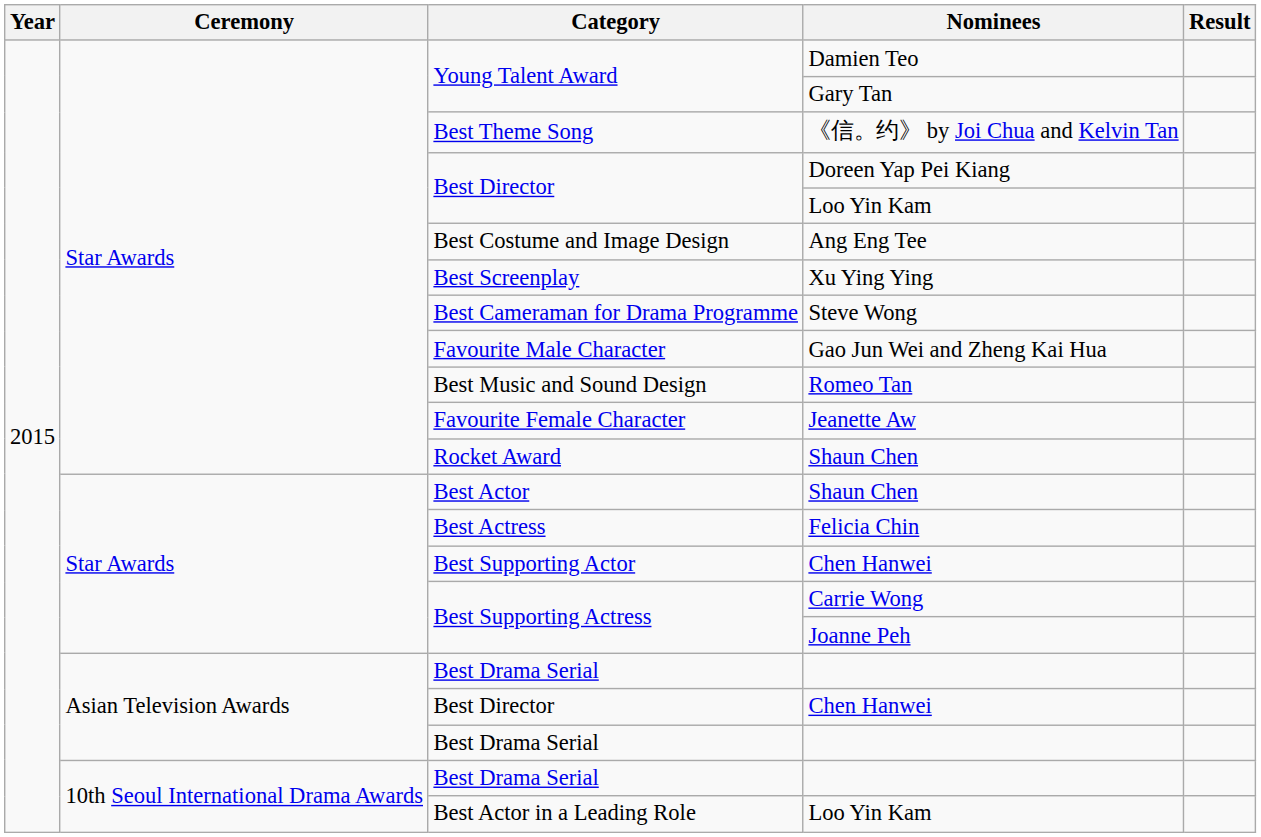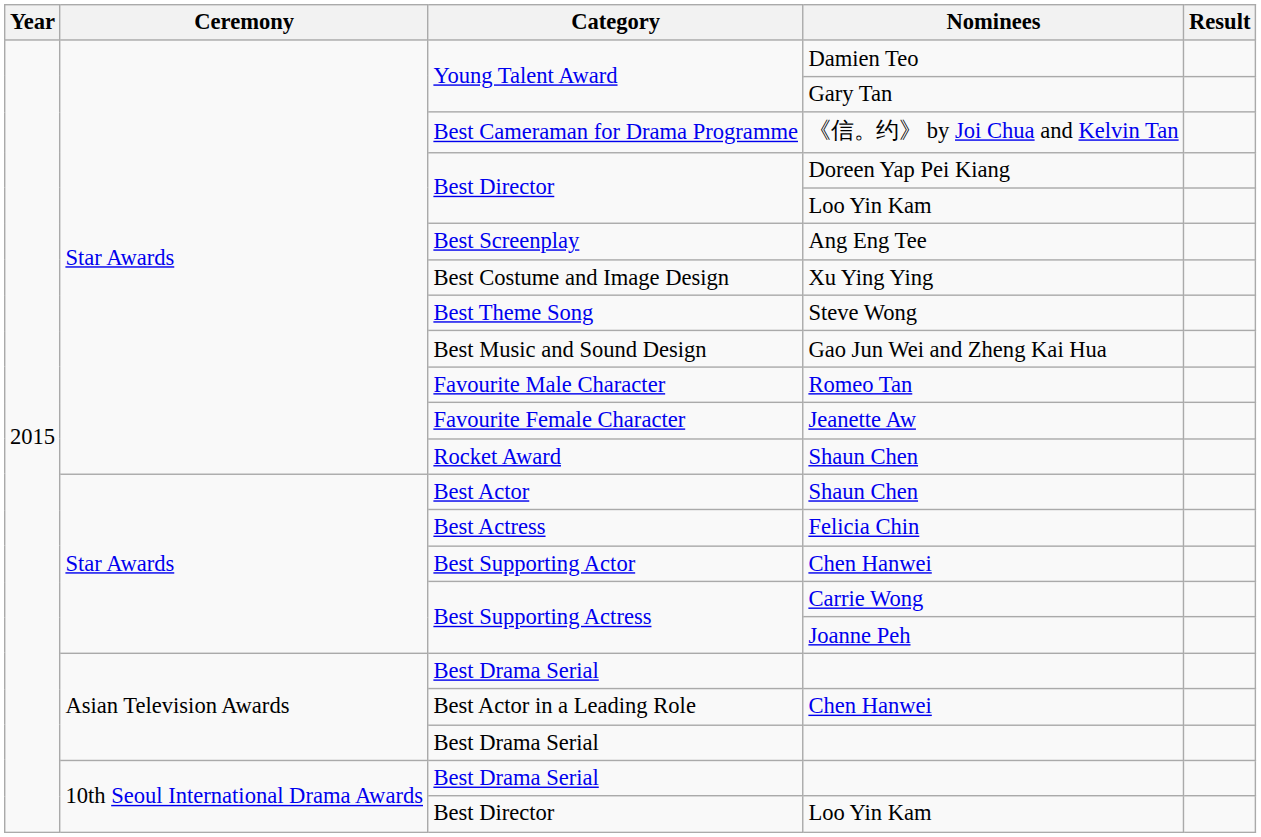(513, 131) Best Theme Song -> (616, 131) Best Cameraman for Drama Programme
(581, 241) Best Costume and Image Design -> (506, 241) Best Screenplay
(506, 277) Best Screenplay -> (581, 277) Best Costume and Image Design
(616, 312) Best Cameraman for Drama Programme -> (513, 312) Best Theme Song
(549, 348) Favourite Male Character -> (570, 348) Best Music and Sound Design
(570, 384) Best Music and Sound Design -> (549, 384) Favourite Male Character
(494, 706) Best Director -> (565, 706) Best Actor in a Leading Role
(565, 813) Best Actor in a Leading Role -> (494, 813) Best Director
